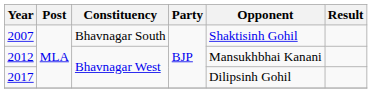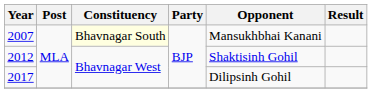(120, 35) no background -> (120, 35) lightyellow background
(253, 35) Shaktisinh Gohil -> (265, 35) Mansukhbhai Kanani
(265, 56) Mansukhbhai Kanani -> (253, 56) Shaktisinh Gohil
